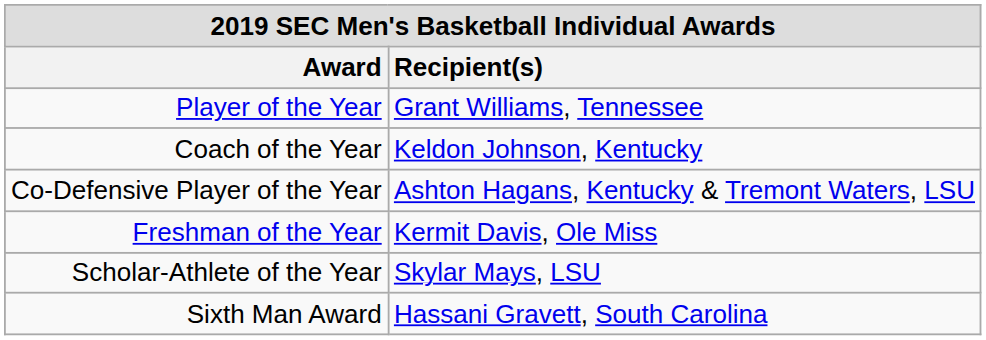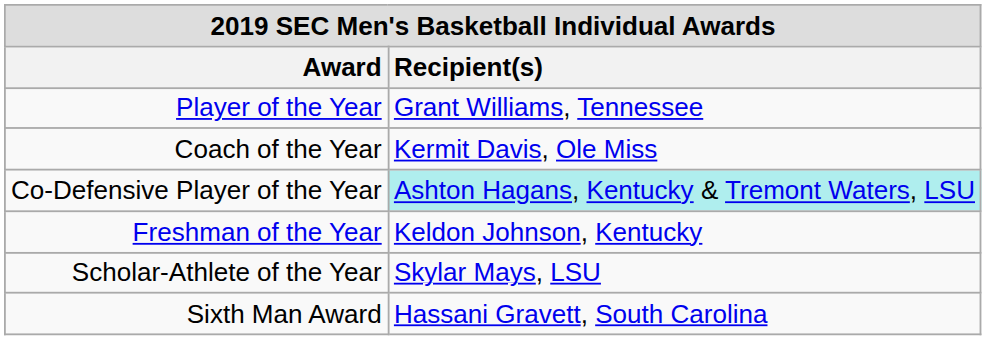(548, 149) Keldon Johnson, Kentucky -> (526, 149) Kermit Davis, Ole Miss
(684, 191) no background -> (684, 191) paleturquoise background
(526, 232) Kermit Davis, Ole Miss -> (548, 232) Keldon Johnson, Kentucky
